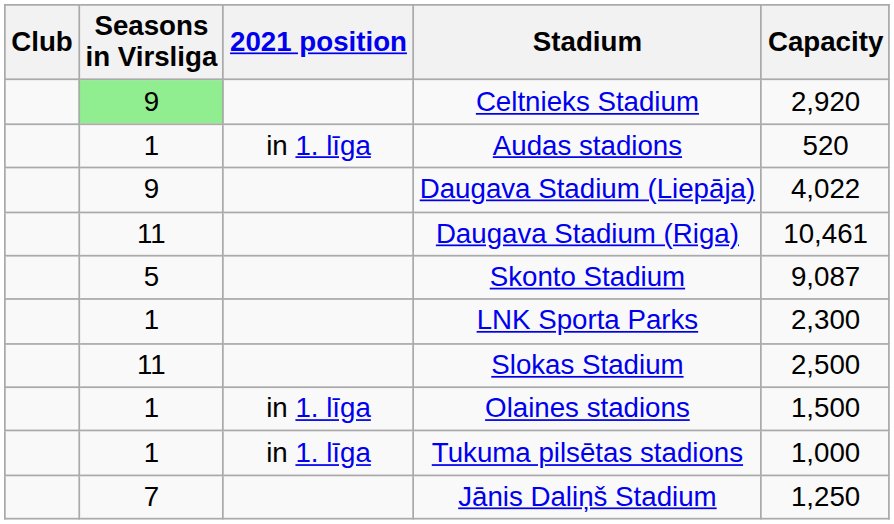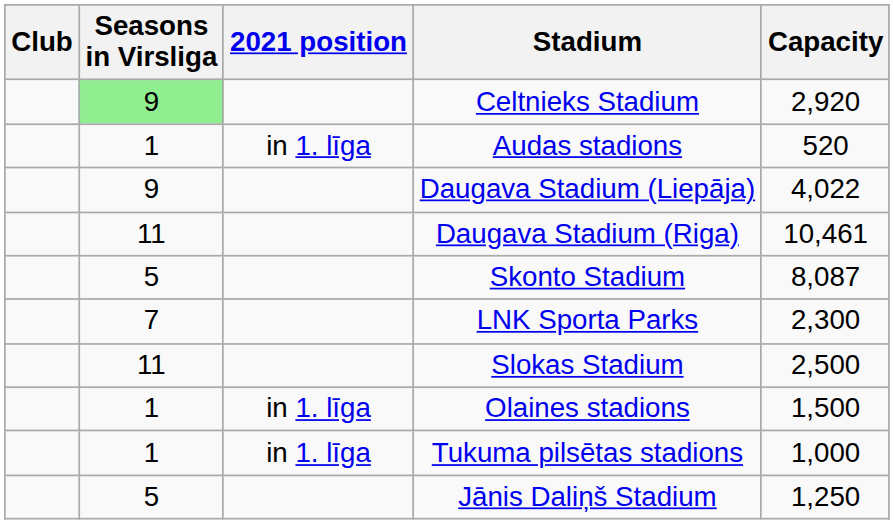(826, 277) 9,087 -> (826, 277) 8,087
(151, 320) 1 -> (151, 320) 7
(151, 496) 7 -> (151, 496) 5
